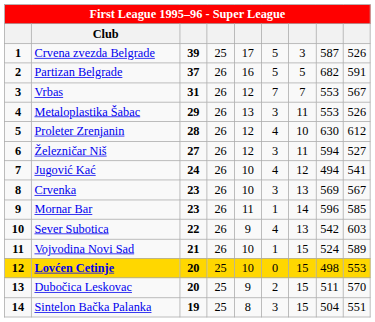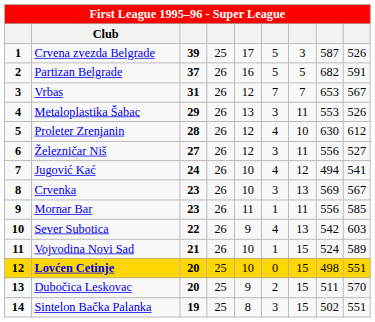(330, 92) 553 -> (330, 92) 653
(330, 151) 594 -> (330, 151) 556
(302, 209) 14 -> (302, 209) 11
(330, 209) 596 -> (330, 209) 556
(357, 268) 553 -> (357, 268) 551
(330, 307) 504 -> (330, 307) 502
